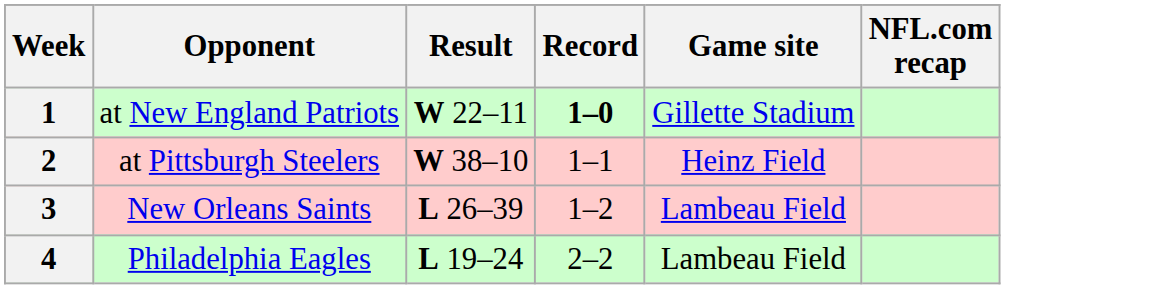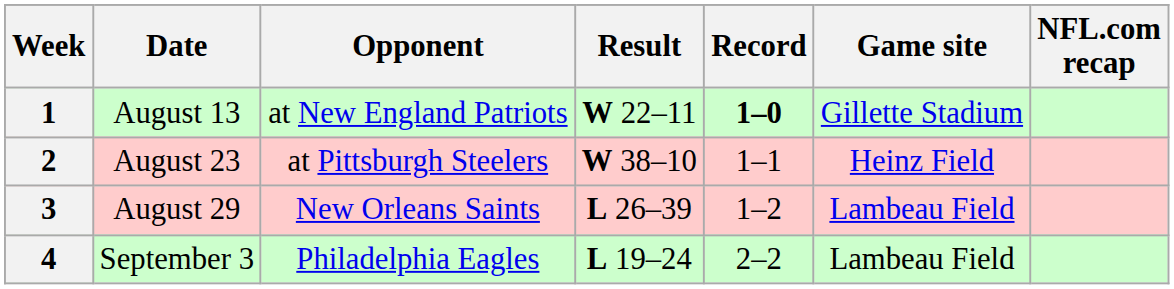+ column: (177, 46)
